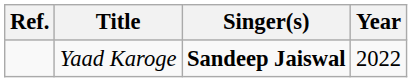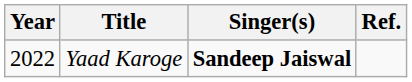columns swapped: (378, 22) <-> (30, 22)
